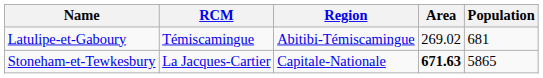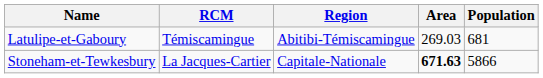(441, 38) 269.02 -> (441, 38) 269.03
(482, 61) 5865 -> (482, 61) 5866
